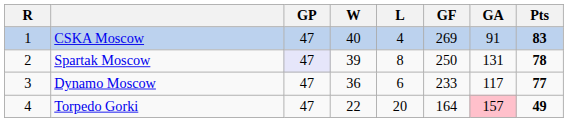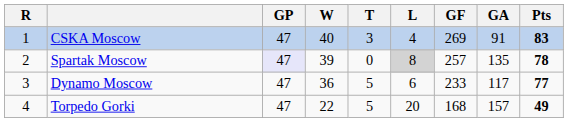+ column: (370, 15)
(400, 60) no background -> (413, 60) lightgrey background
(447, 60) 250 -> (455, 60) 257
(493, 60) 131 -> (498, 60) 135
(447, 106) 164 -> (455, 106) 168
(493, 106) pink background -> (498, 106) no background
